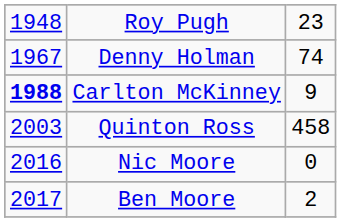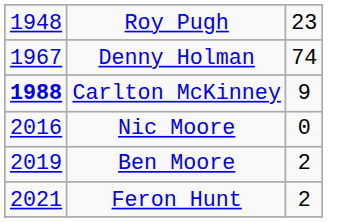- row: (177, 129)
(36, 199) 2017 -> (36, 164) 2019
+ row: (177, 199)
